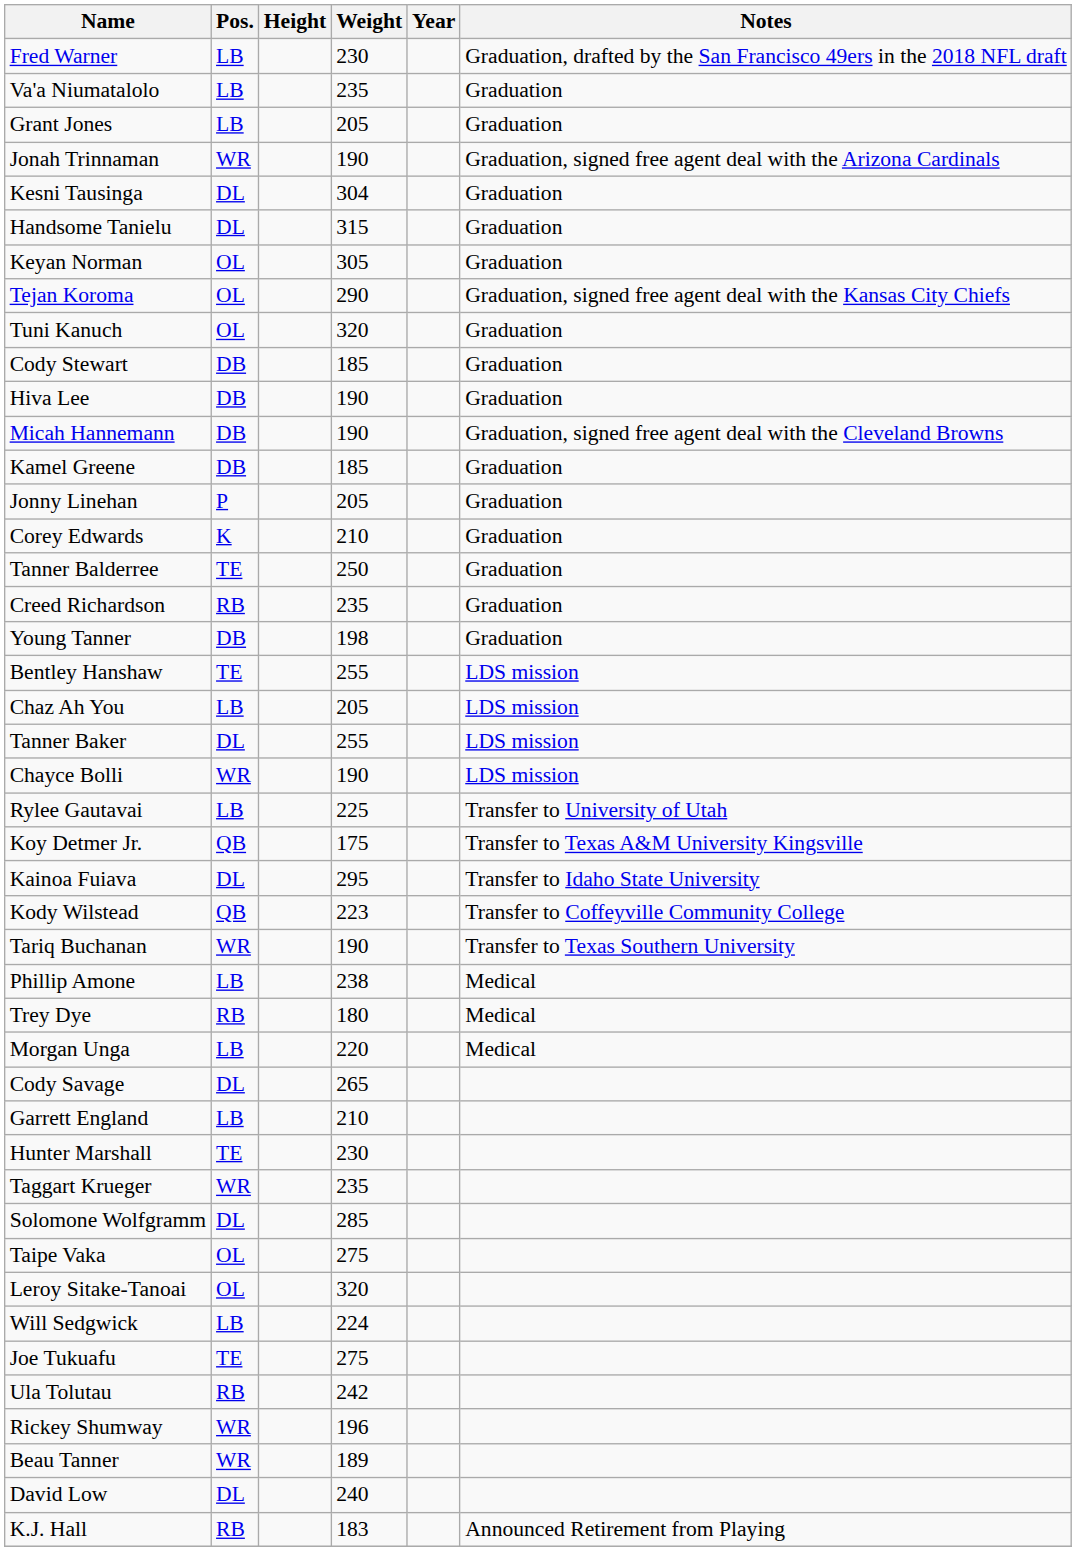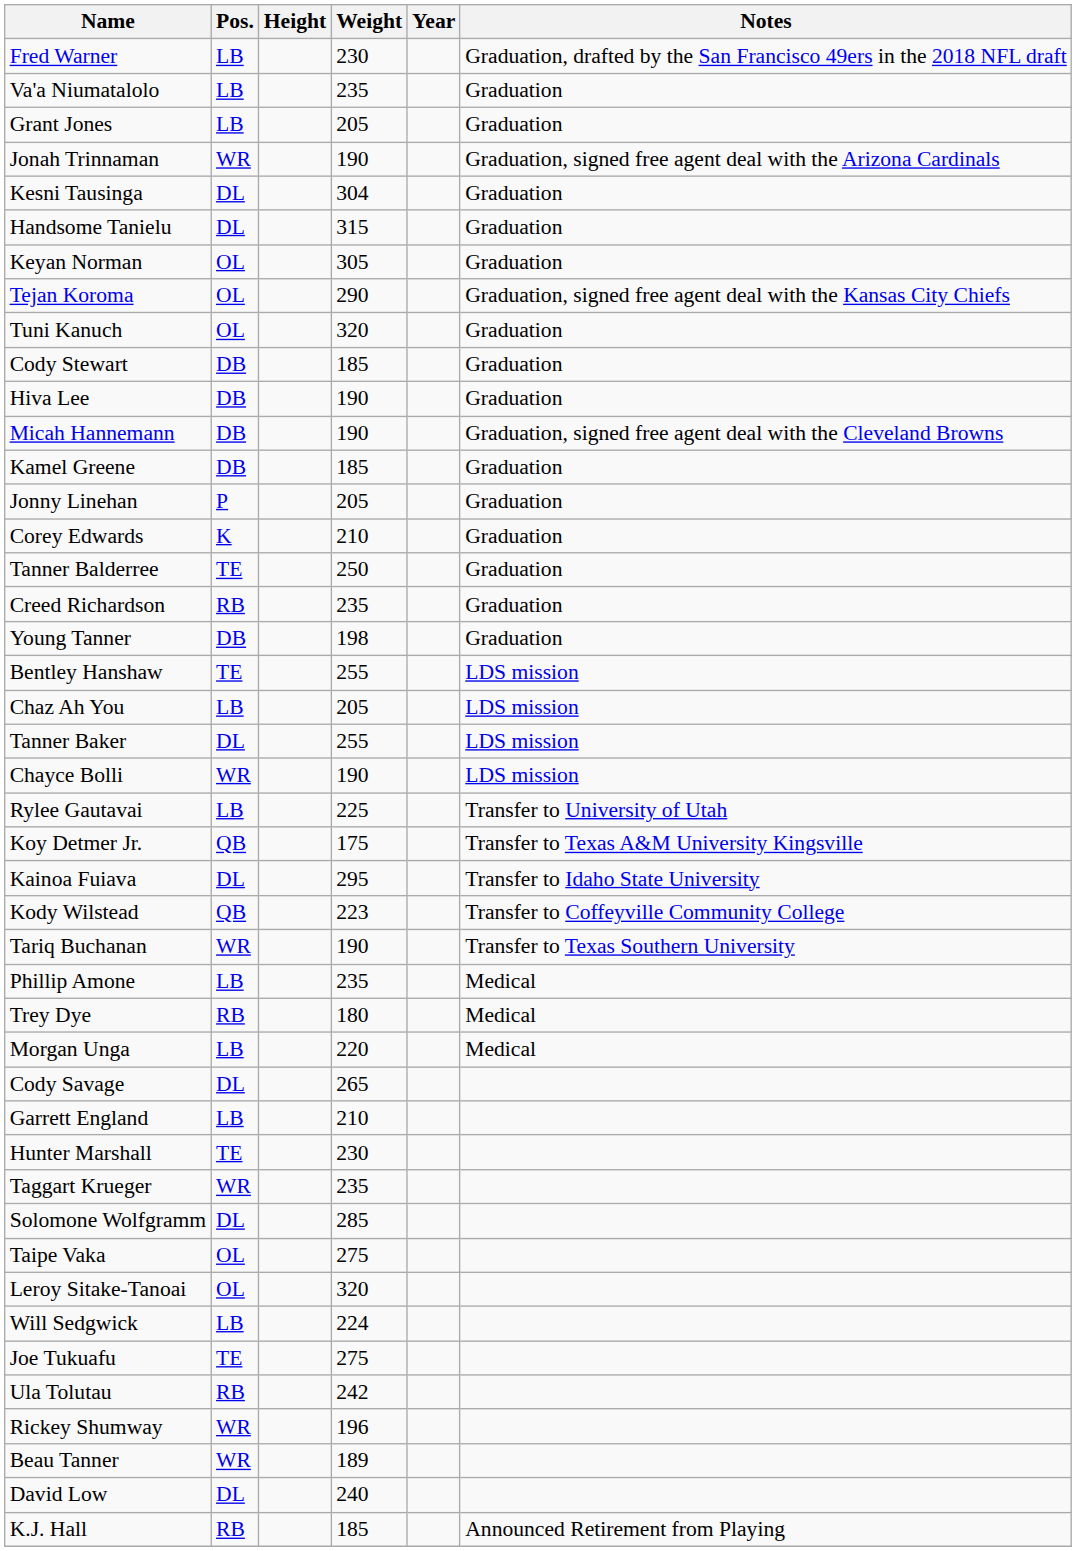(352, 980) 238 -> (352, 980) 235
(352, 1528) 183 -> (352, 1528) 185
